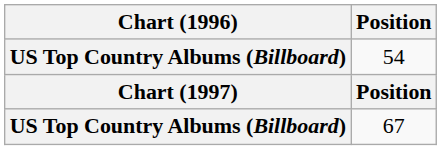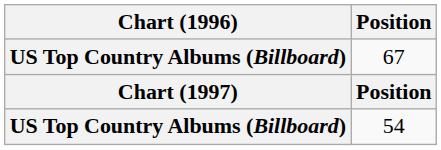rows swapped: (394, 56) <-> (394, 126)
